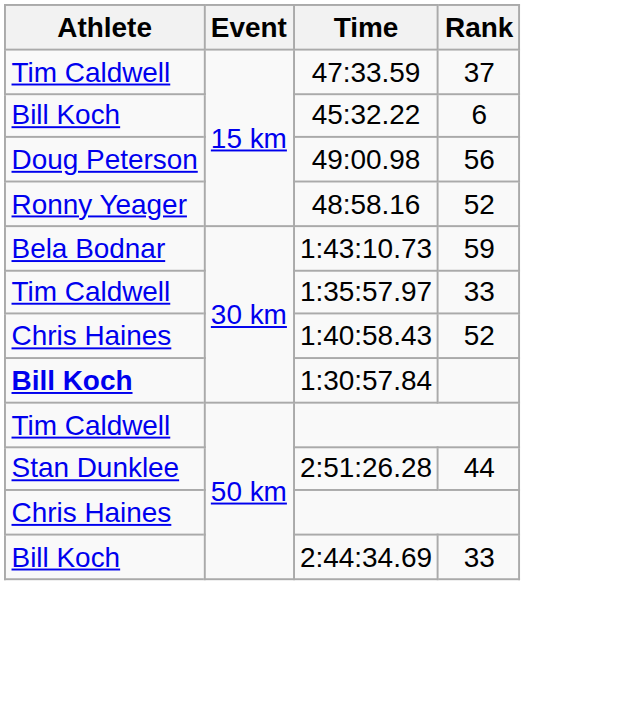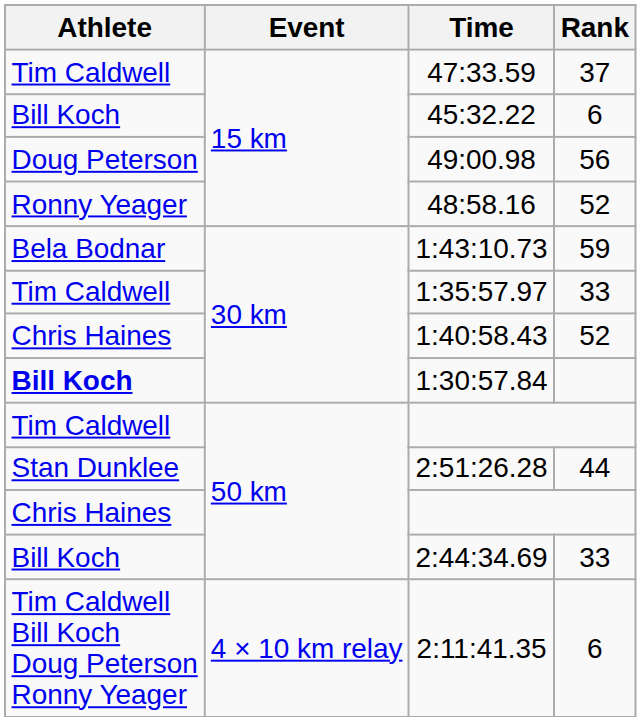+ row: (105, 648)
